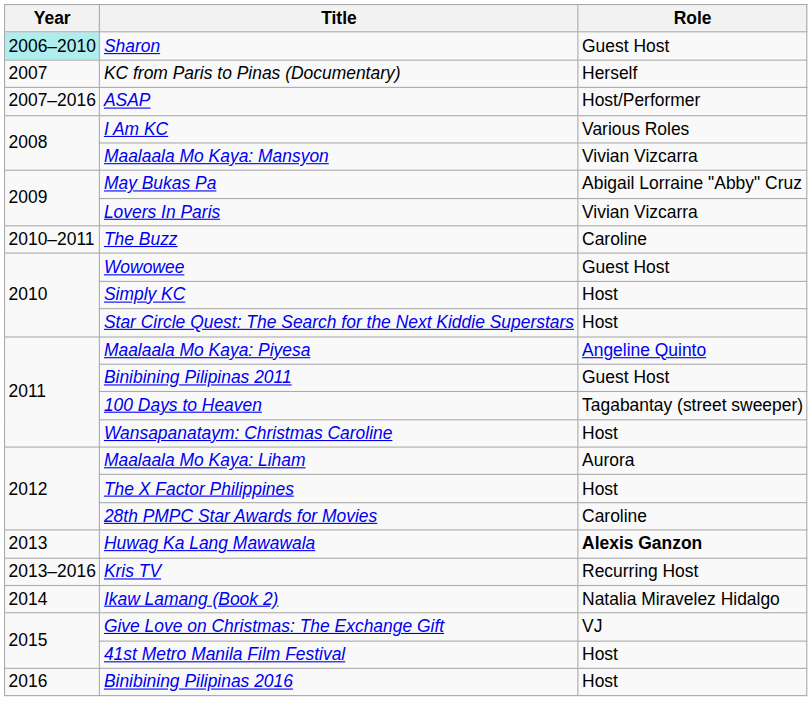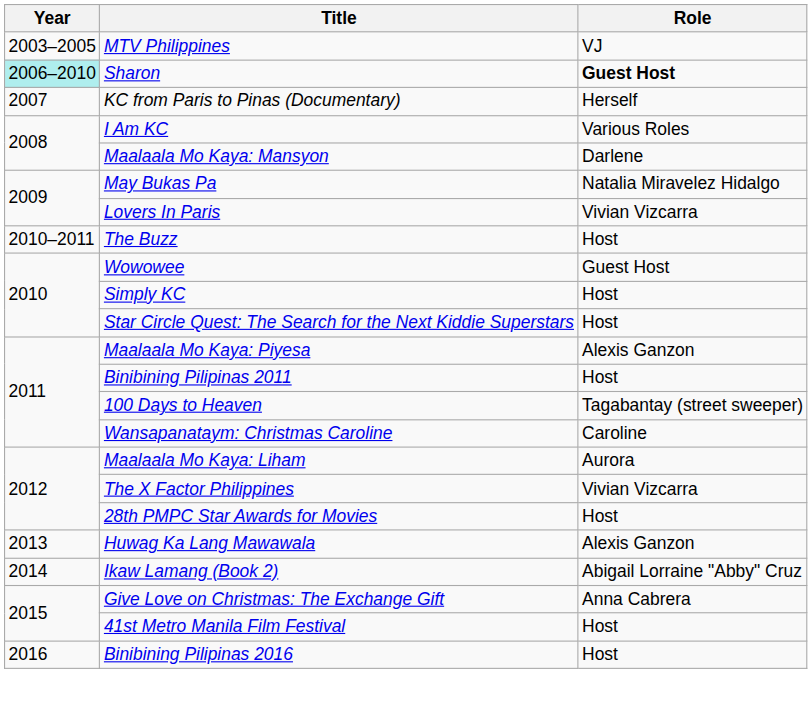+ row: (167, 45)
(626, 45) normal -> (629, 73) bold
- row: (127, 101)
(640, 156) Vivian Vizcarra -> (613, 156) Darlene
(692, 184) Abigail Lorraine "Abby" Cruz -> (681, 184) Natalia Miravelez Hidalgo
(615, 239) Caroline -> (600, 239) Host
(644, 350) Angeline Quinto -> (638, 350) Alexis Ganzon
(626, 377) Guest Host -> (600, 377) Host
(600, 433) Host -> (615, 433) Caroline
(600, 488) Host -> (640, 488) Vivian Vizcarra
(615, 516) Caroline -> (600, 516) Host
(642, 543) bold -> (638, 543) normal
- row: (132, 571)
(681, 599) Natalia Miravelez Hidalgo -> (692, 571) Abigail Lorraine "Abby" Cruz
(592, 626) VJ -> (636, 599) Anna Cabrera
